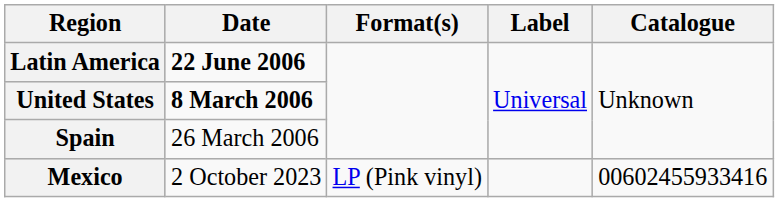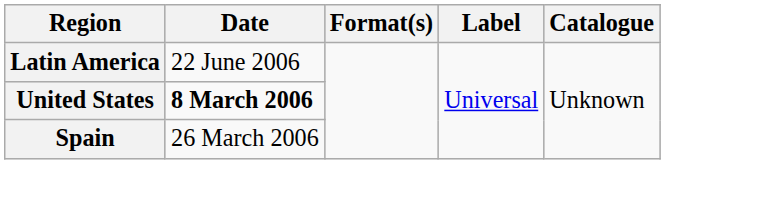(238, 61) bold -> (236, 61) normal
- row: (85, 176)
